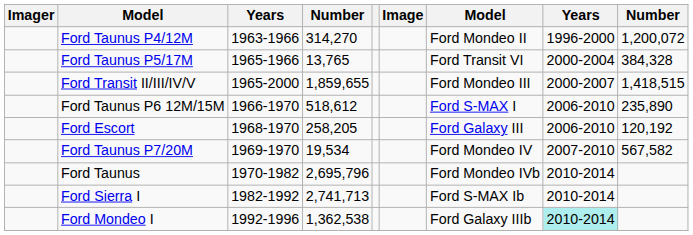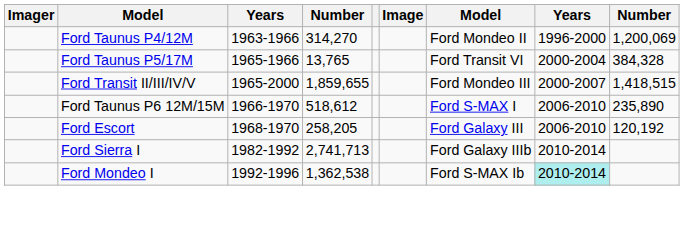(653, 38) 1,200,072 -> (644, 38) 1,200,069
- row: (127, 151)
- row: (100, 173)
(477, 196) Ford S-MAX Ib -> (481, 151) Ford Galaxy IIIb
(481, 219) Ford Galaxy IIIb -> (477, 173) Ford S-MAX Ib
